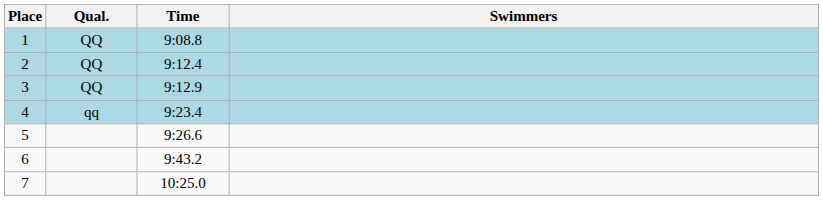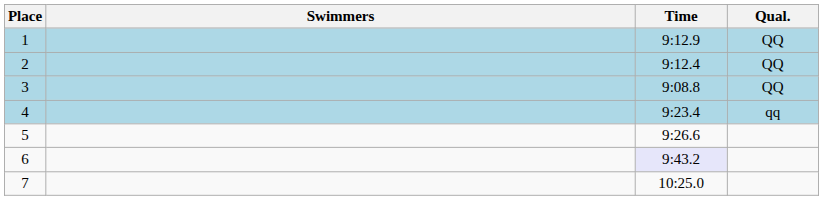columns swapped: (524, 16) <-> (91, 16)
(183, 40) 9:08.8 -> (681, 40) 9:12.9
(183, 87) 9:12.9 -> (681, 87) 9:08.8
(183, 159) no background -> (681, 159) lavender background
